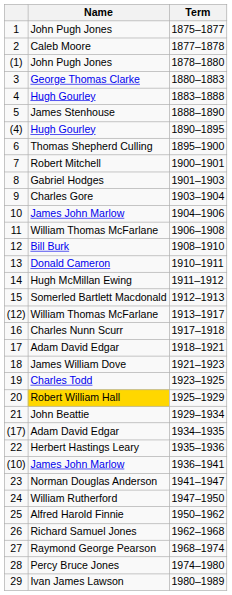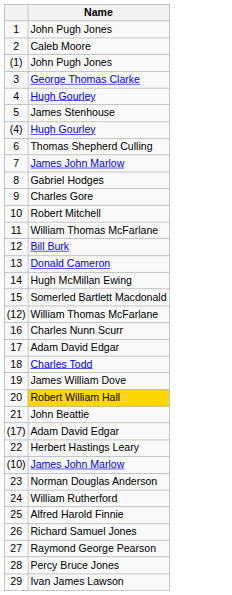- column: (198, 12)
(66, 163) Robert Mitchell -> (77, 163) James John Marlow
(77, 213) James John Marlow -> (66, 213) Robert Mitchell
(78, 364) James William Dove -> (61, 364) Charles Todd
(61, 381) Charles Todd -> (78, 381) James William Dove
